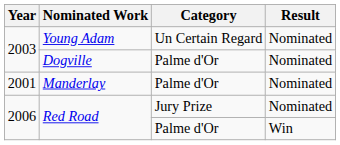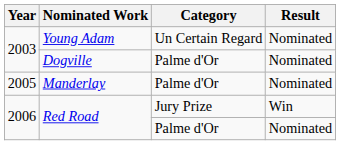(22, 83) 2001 -> (22, 83) 2005
(300, 106) Nominated -> (281, 106) Win
(281, 128) Win -> (300, 128) Nominated
